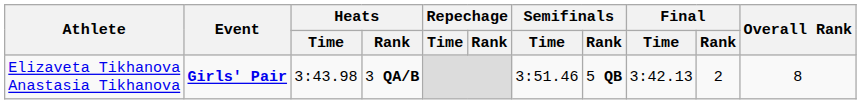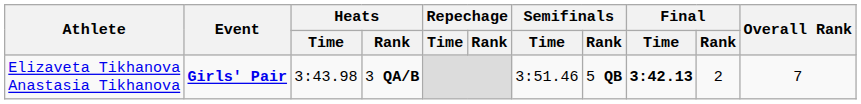(661, 77) normal -> (661, 77) bold
(798, 77) 8 -> (798, 77) 7
